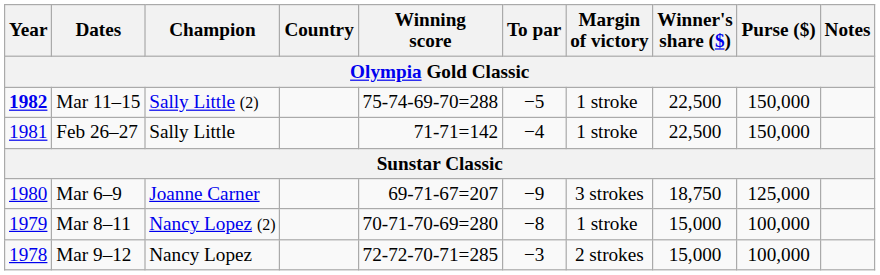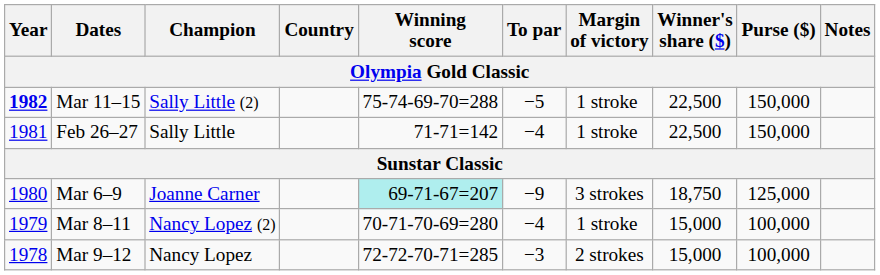(443, 193) no background -> (443, 193) paleturquoise background
(534, 224) −8 -> (534, 224) −4
